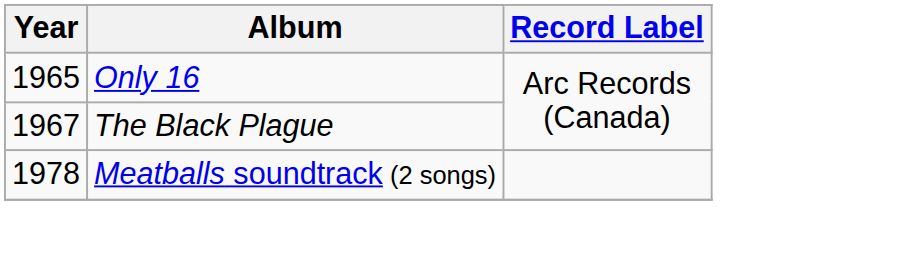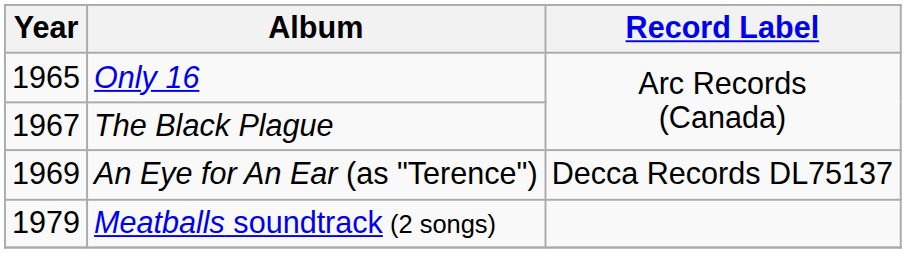+ row: (316, 174)
(46, 174) 1978 -> (46, 222) 1979
